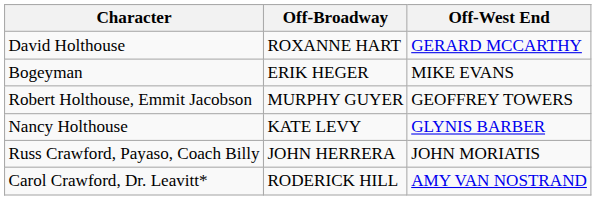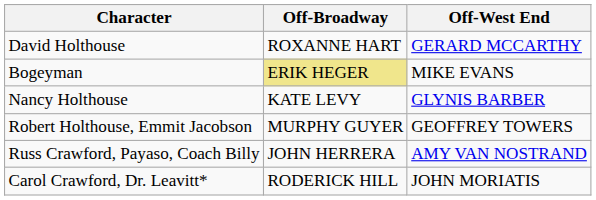(318, 72) no background -> (318, 72) khaki background
rows swapped: (68, 126) <-> (130, 99)
(476, 153) JOHN MORIATIS -> (499, 153) AMY VAN NOSTRAND
(499, 180) AMY VAN NOSTRAND -> (476, 180) JOHN MORIATIS
